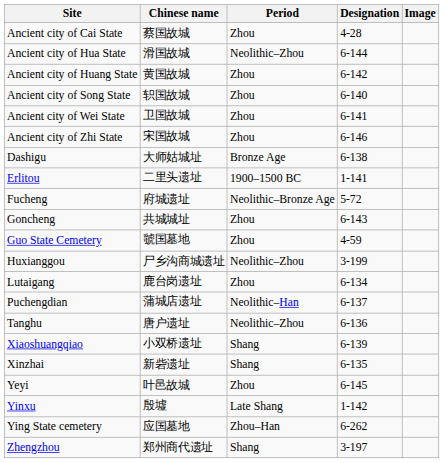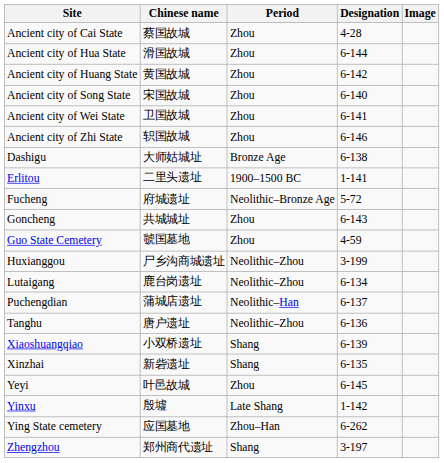(267, 54) Neolithic–Zhou -> (242, 54) Zhou
(172, 95) 轵国故城 -> (166, 95) 宋国故城
(166, 136) 宋国故城 -> (172, 136) 轵国故城
(242, 281) Zhou -> (267, 281) Neolithic–Zhou
